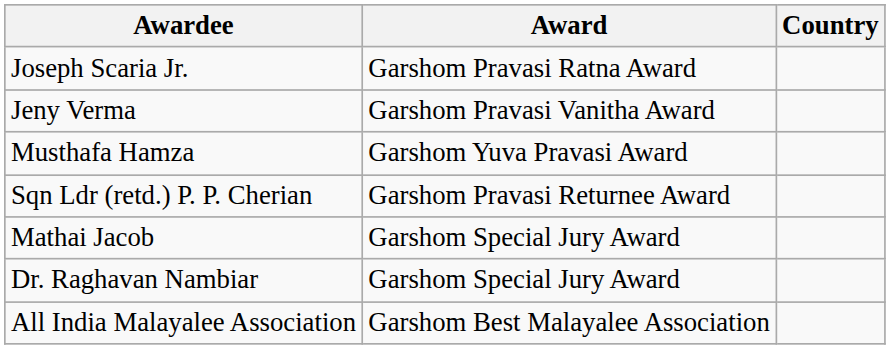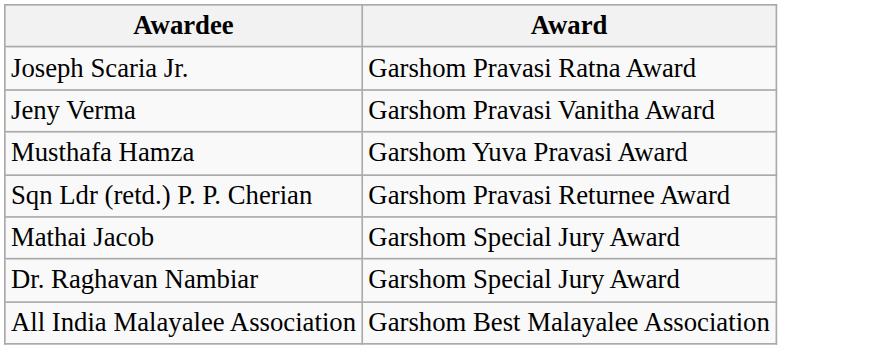- column: (830, 25)
